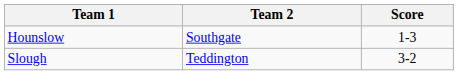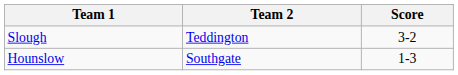rows swapped: (27, 59) <-> (36, 37)
